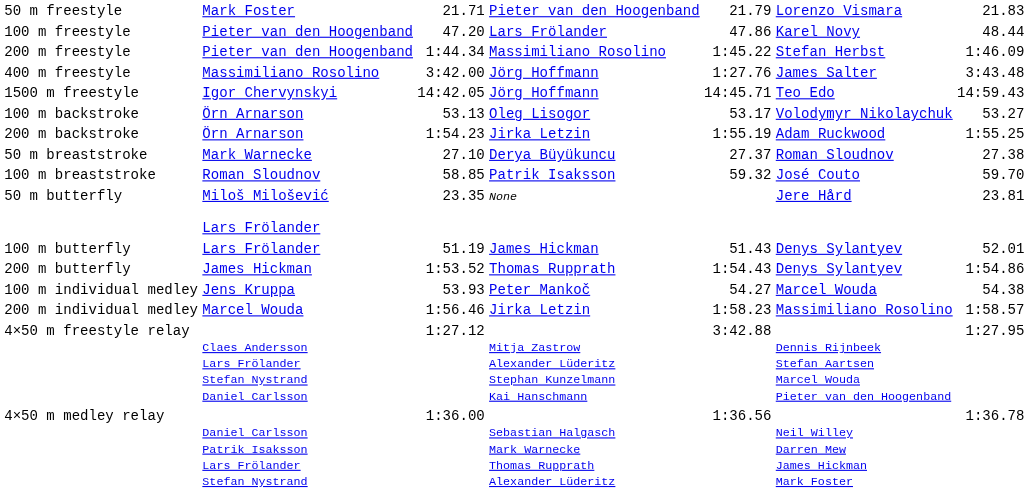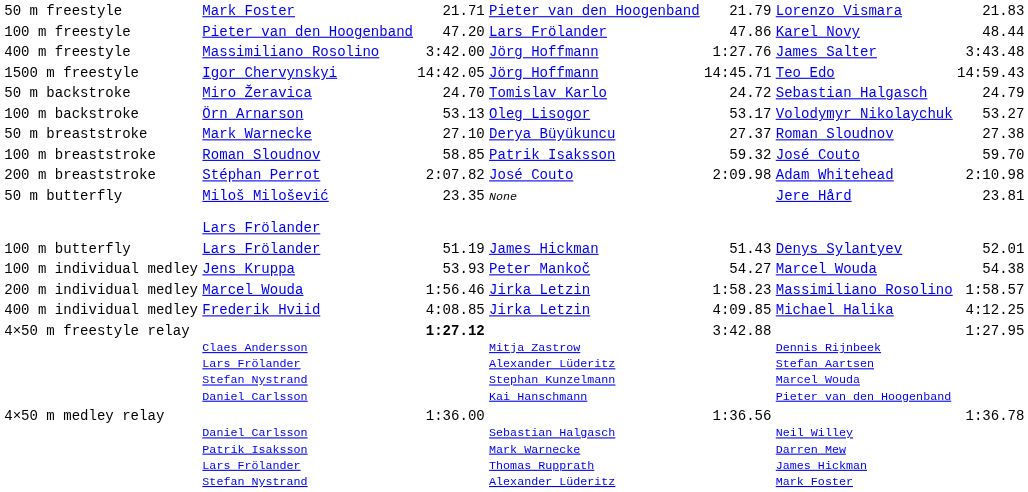- row: (67, 52)
+ row: (67, 93)
- row: (72, 134)
+ row: (80, 176)
- row: (67, 269)
+ row: (101, 311)
(455, 331) normal -> (455, 331) bold
